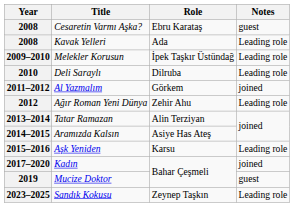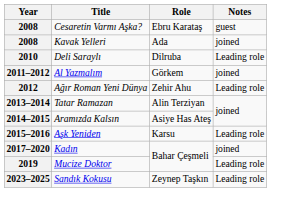(263, 42) Leading role -> (227, 42) joined
- row: (28, 57)
(249, 179) guest -> (240, 164) Leading role
